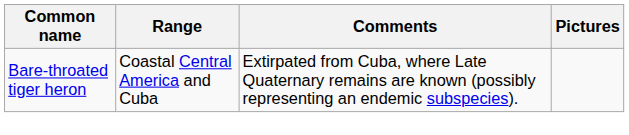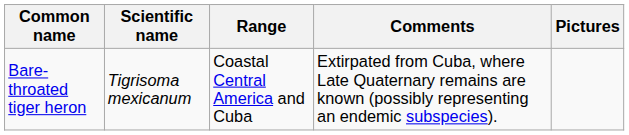+ column: (157, 26)
